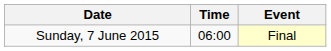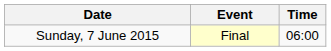columns swapped: (214, 14) <-> (282, 14)
